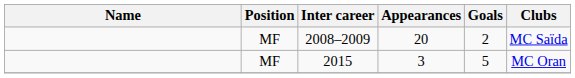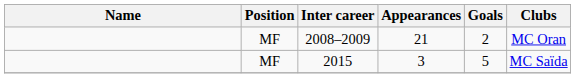(421, 38) 20 -> (421, 38) 21
(539, 38) MC Saïda -> (539, 38) MC Oran
(539, 61) MC Oran -> (539, 61) MC Saïda
